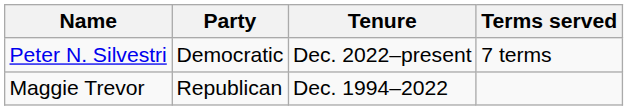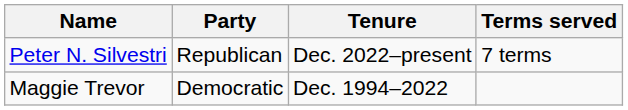(230, 54) Democratic -> (229, 54) Republican
(229, 88) Republican -> (230, 88) Democratic
